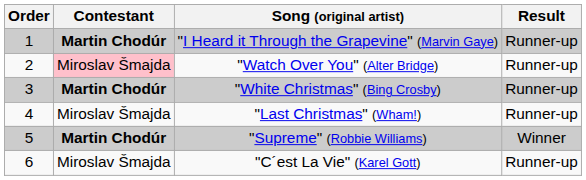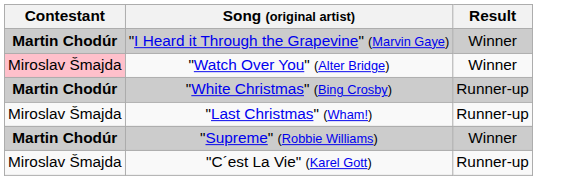- column: (29, 16)
(541, 41) Runner-up -> (493, 41) Winner
(541, 65) Runner-up -> (493, 65) Winner
